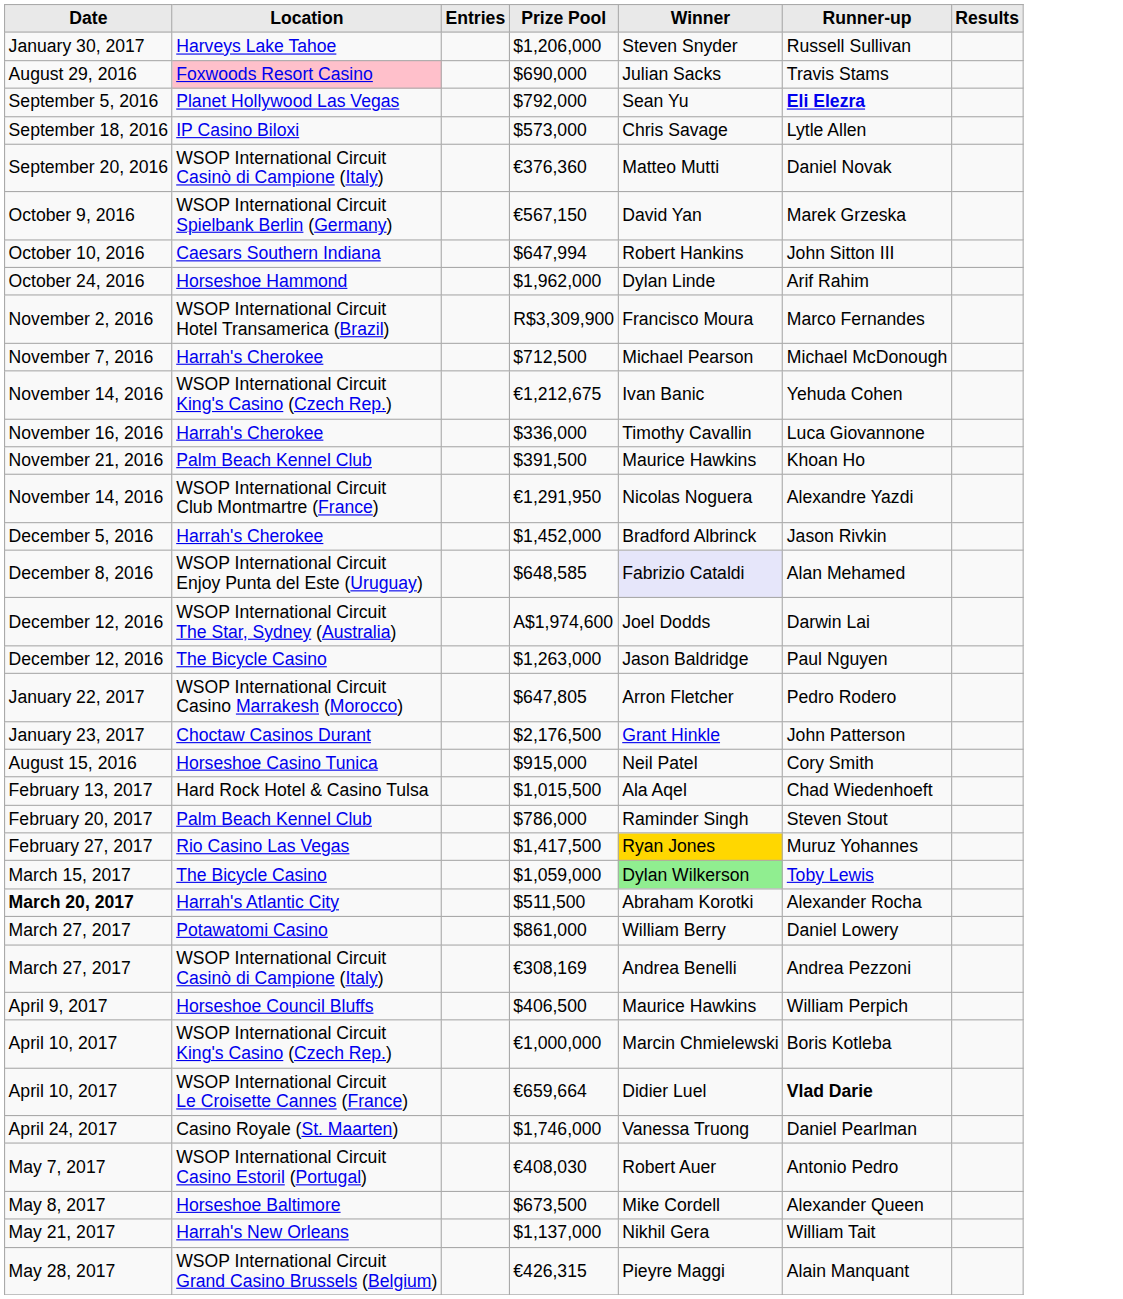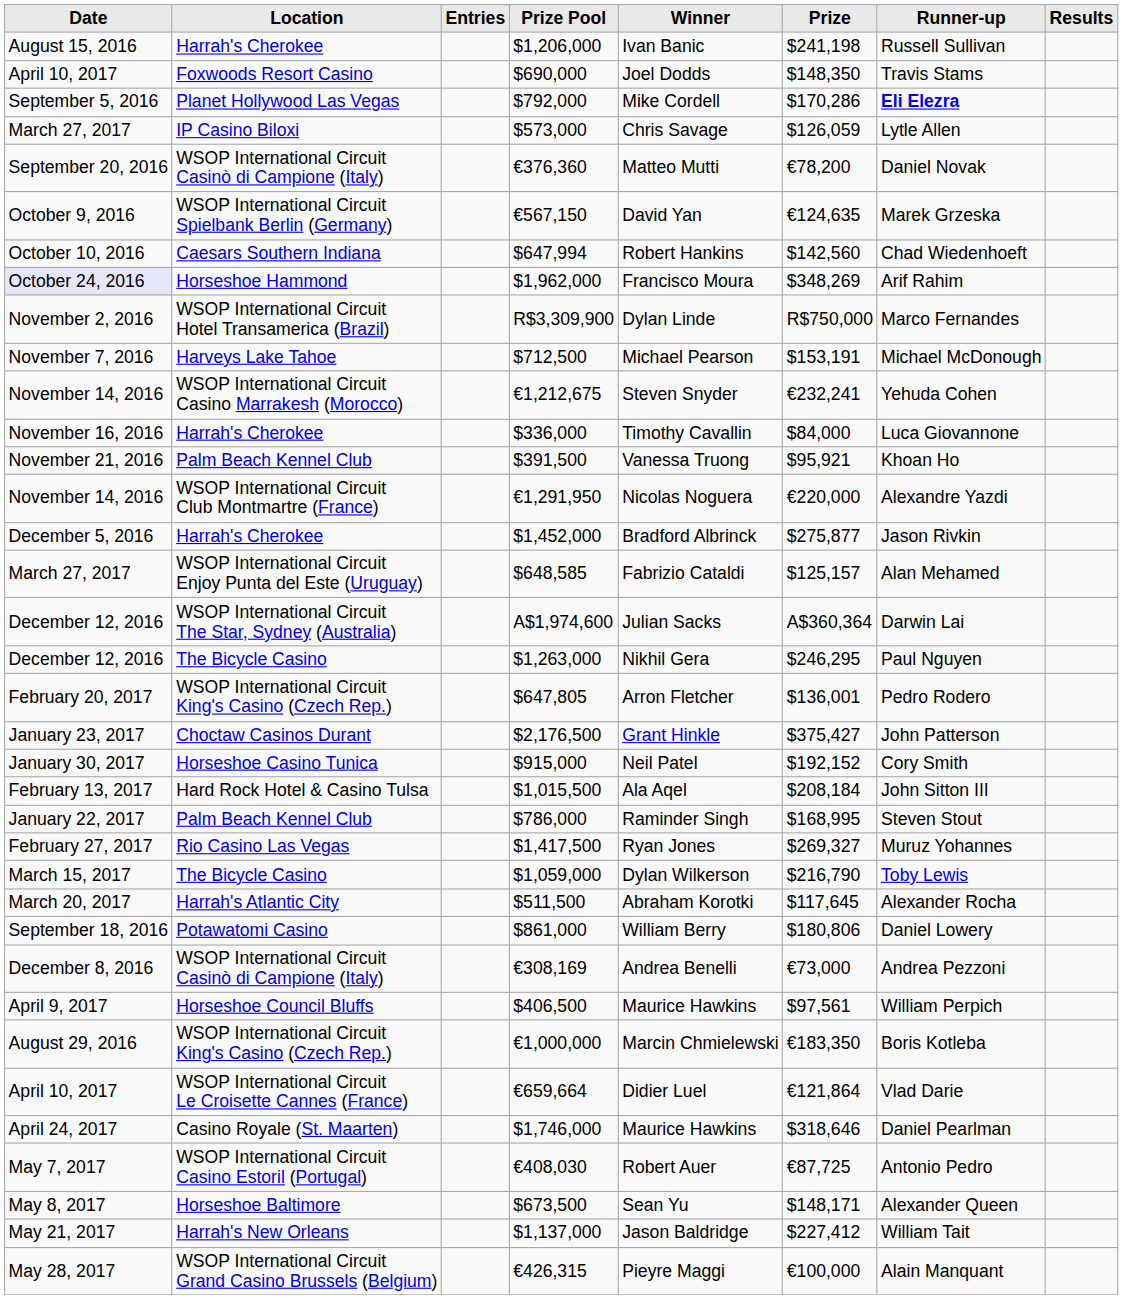+ column: (830, 18)
(77, 46) January 30, 2017 -> (73, 46) August 15, 2016
(256, 46) Harveys Lake Tahoe -> (250, 46) Harrah's Cherokee
(680, 46) Steven Snyder -> (663, 46) Ivan Banic
(73, 74) August 29, 2016 -> (63, 74) April 10, 2017
(275, 74) pink background -> (275, 74) no background
(672, 74) Julian Sacks -> (666, 74) Joel Dodds
(655, 102) Sean Yu -> (671, 102) Mike Cordell
(88, 130) September 18, 2016 -> (70, 130) March 27, 2017
(841, 253) John Sitton III -> (954, 253) Chad Wiedenhoeft
(77, 281) no background -> (77, 281) lavender background
(669, 281) Dylan Linde -> (688, 281) Francisco Moura
(688, 319) Francisco Moura -> (669, 319) Dylan Linde
(250, 356) Harrah's Cherokee -> (256, 356) Harveys Lake Tahoe
(284, 394) WSOP International Circuit King's Casino (Czech Rep.) -> (290, 394) WSOP International Circuit Casino Marrakesh (Morocco)
(663, 394) Ivan Banic -> (680, 394) Steven Snyder
(689, 460) Maurice Hawkins -> (686, 460) Vanessa Truong
(81, 573) December 8, 2016 -> (70, 573) March 27, 2017
(683, 573) lavender background -> (683, 573) no background
(666, 621) Joel Dodds -> (672, 621) Julian Sacks
(685, 659) Jason Baldridge -> (666, 659) Nikhil Gera
(77, 697) January 22, 2017 -> (81, 697) February 20, 2017
(290, 697) WSOP International Circuit Casino Marrakesh (Morocco) -> (284, 697) WSOP International Circuit King's Casino (Czech Rep.)
(73, 763) August 15, 2016 -> (77, 763) January 30, 2017
(860, 790) Chad Wiedenhoeft -> (935, 790) John Sitton III
(81, 818) February 20, 2017 -> (77, 818) January 22, 2017
(669, 846) gold background -> (669, 846) no background
(686, 874) lightgreen background -> (686, 874) no background
(71, 902) bold -> (70, 902) normal
(70, 930) March 27, 2017 -> (88, 930) September 18, 2016
(70, 968) March 27, 2017 -> (81, 968) December 8, 2016
(63, 1043) April 10, 2017 -> (73, 1043) August 29, 2016
(830, 1091) bold -> (922, 1091) normal
(686, 1129) Vanessa Truong -> (689, 1129) Maurice Hawkins
(671, 1205) Mike Cordell -> (655, 1205) Sean Yu
(666, 1232) Nikhil Gera -> (685, 1232) Jason Baldridge
